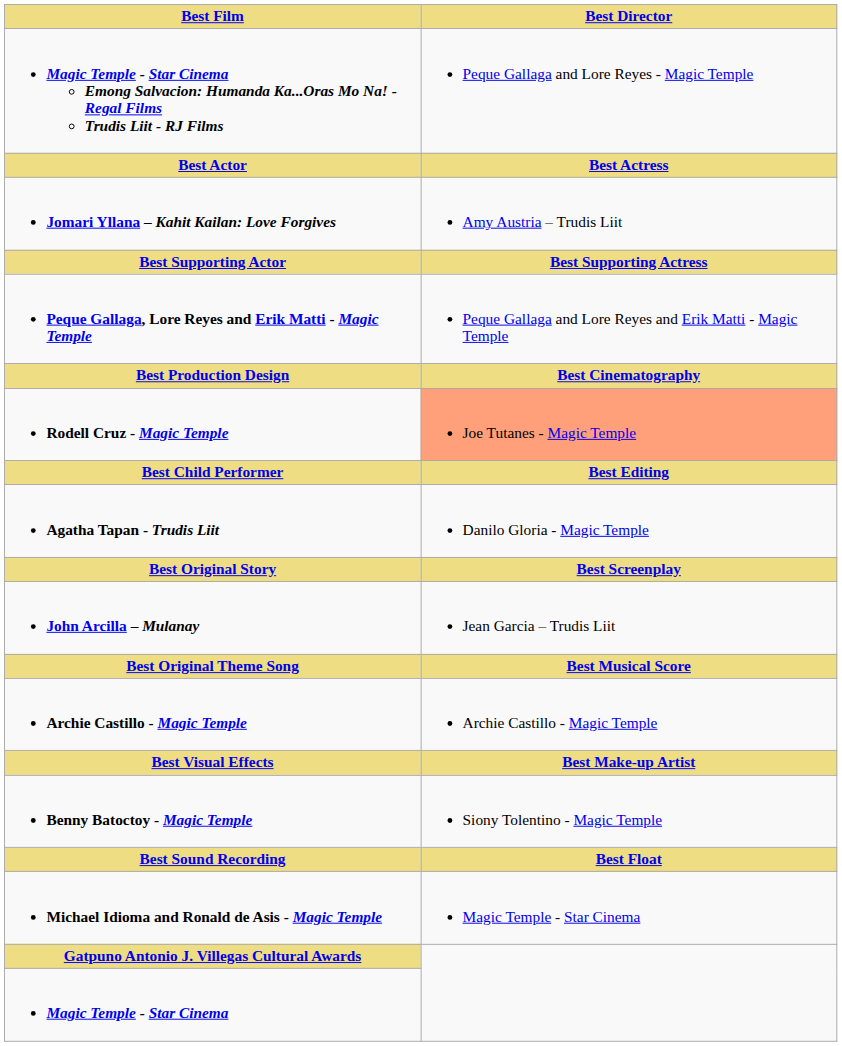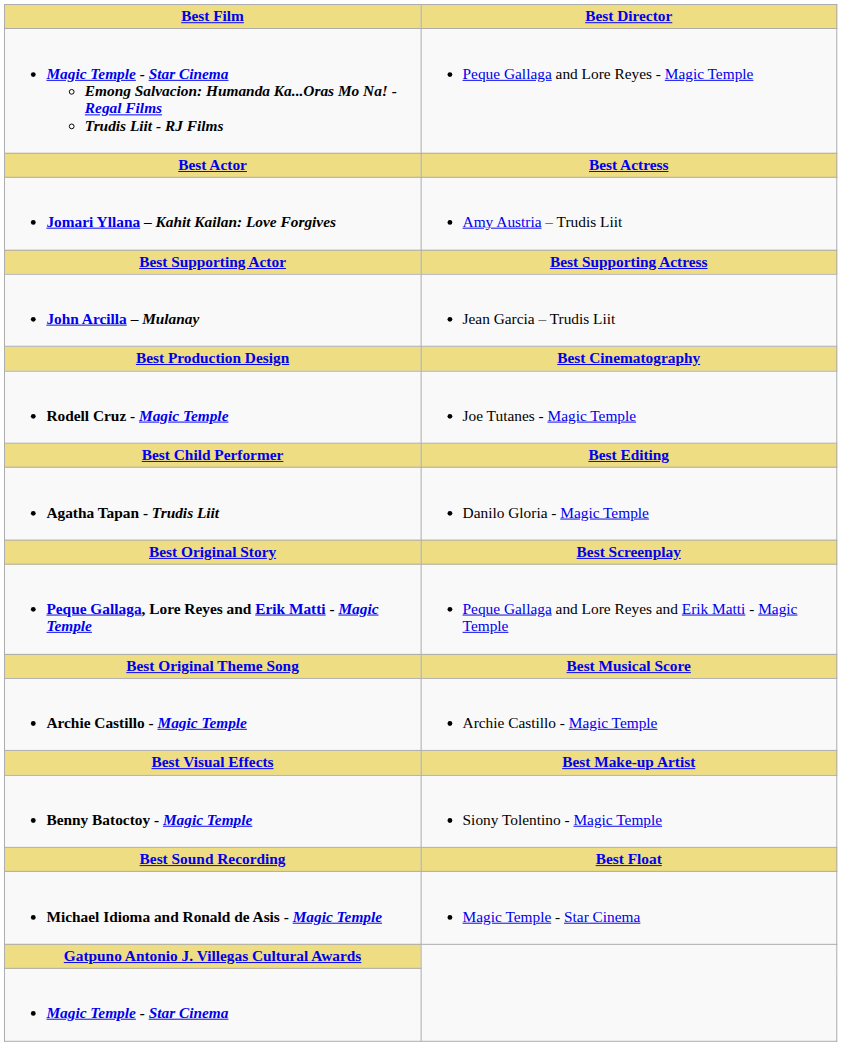rows swapped: (213, 626) <-> (213, 328)
(629, 433) lightsalmon background -> (629, 416) no background
